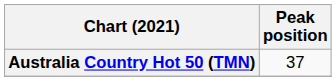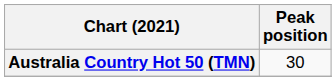(295, 62) 37 -> (295, 62) 30
